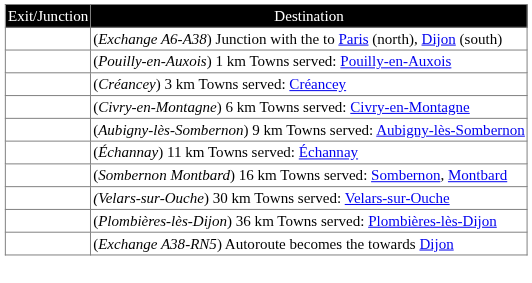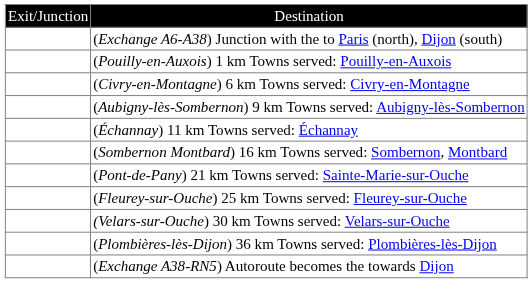- row: (220, 84)
+ row: (281, 175)
+ row: (280, 198)
